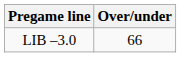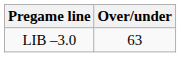(135, 39) 66 -> (135, 39) 63
